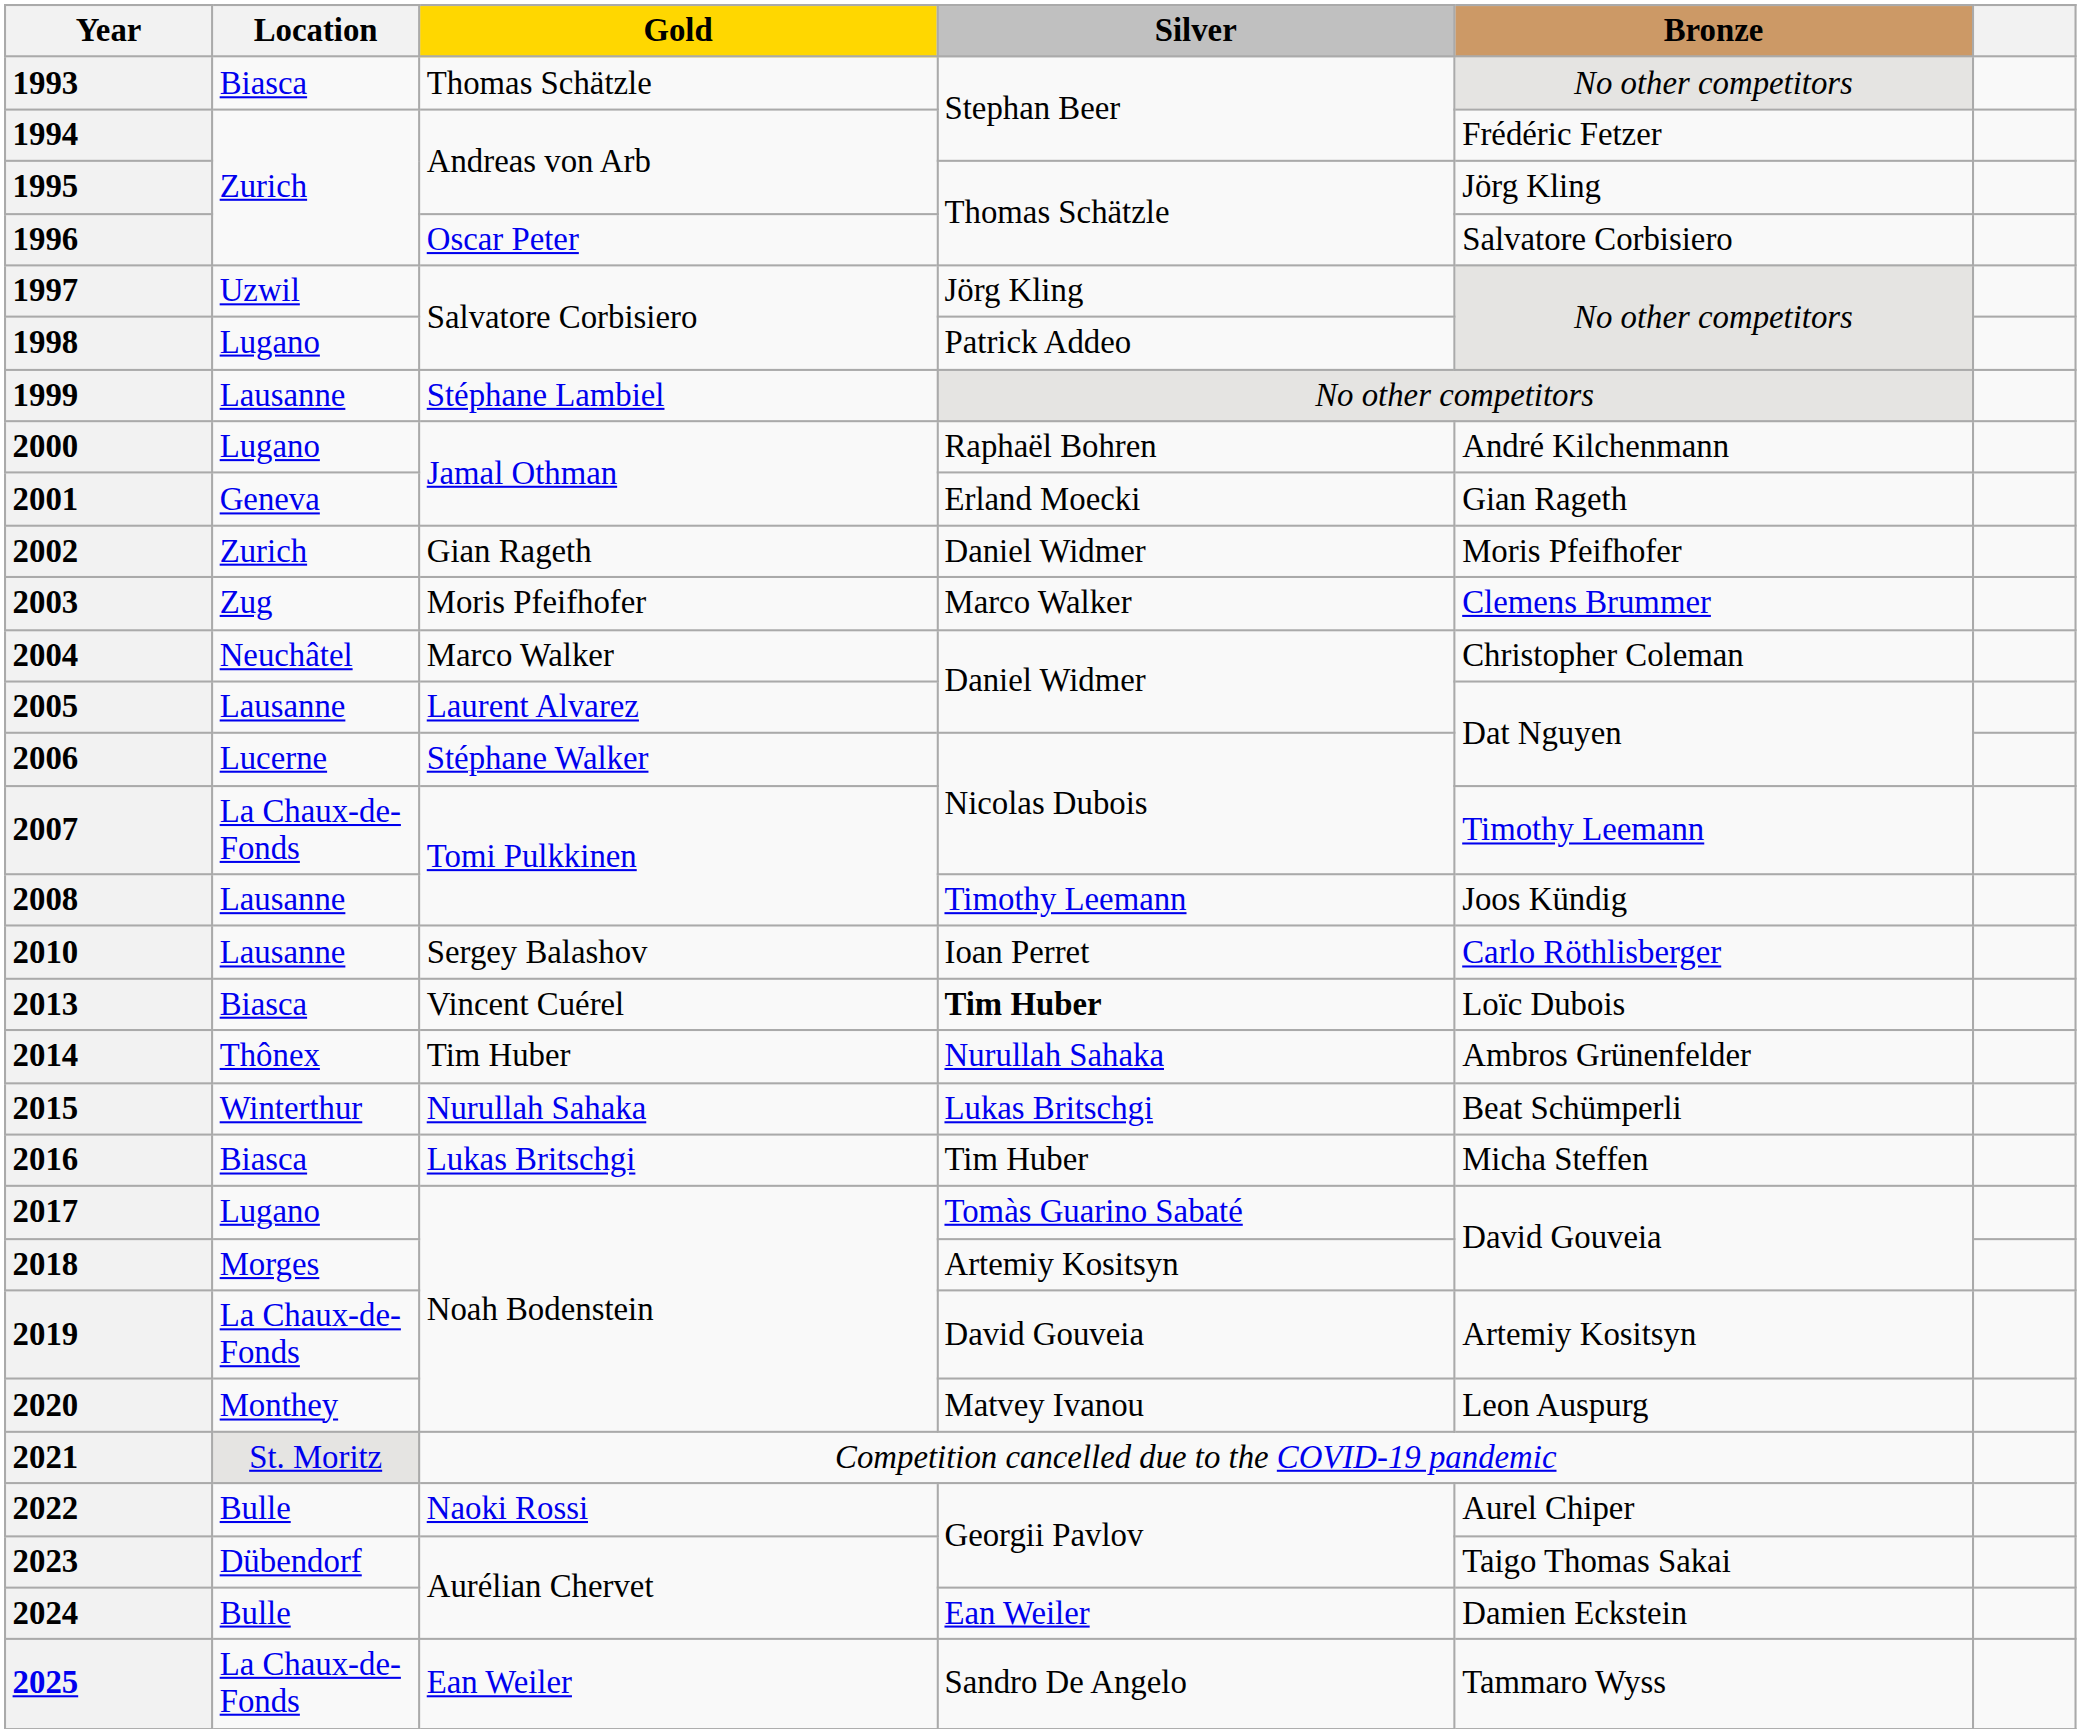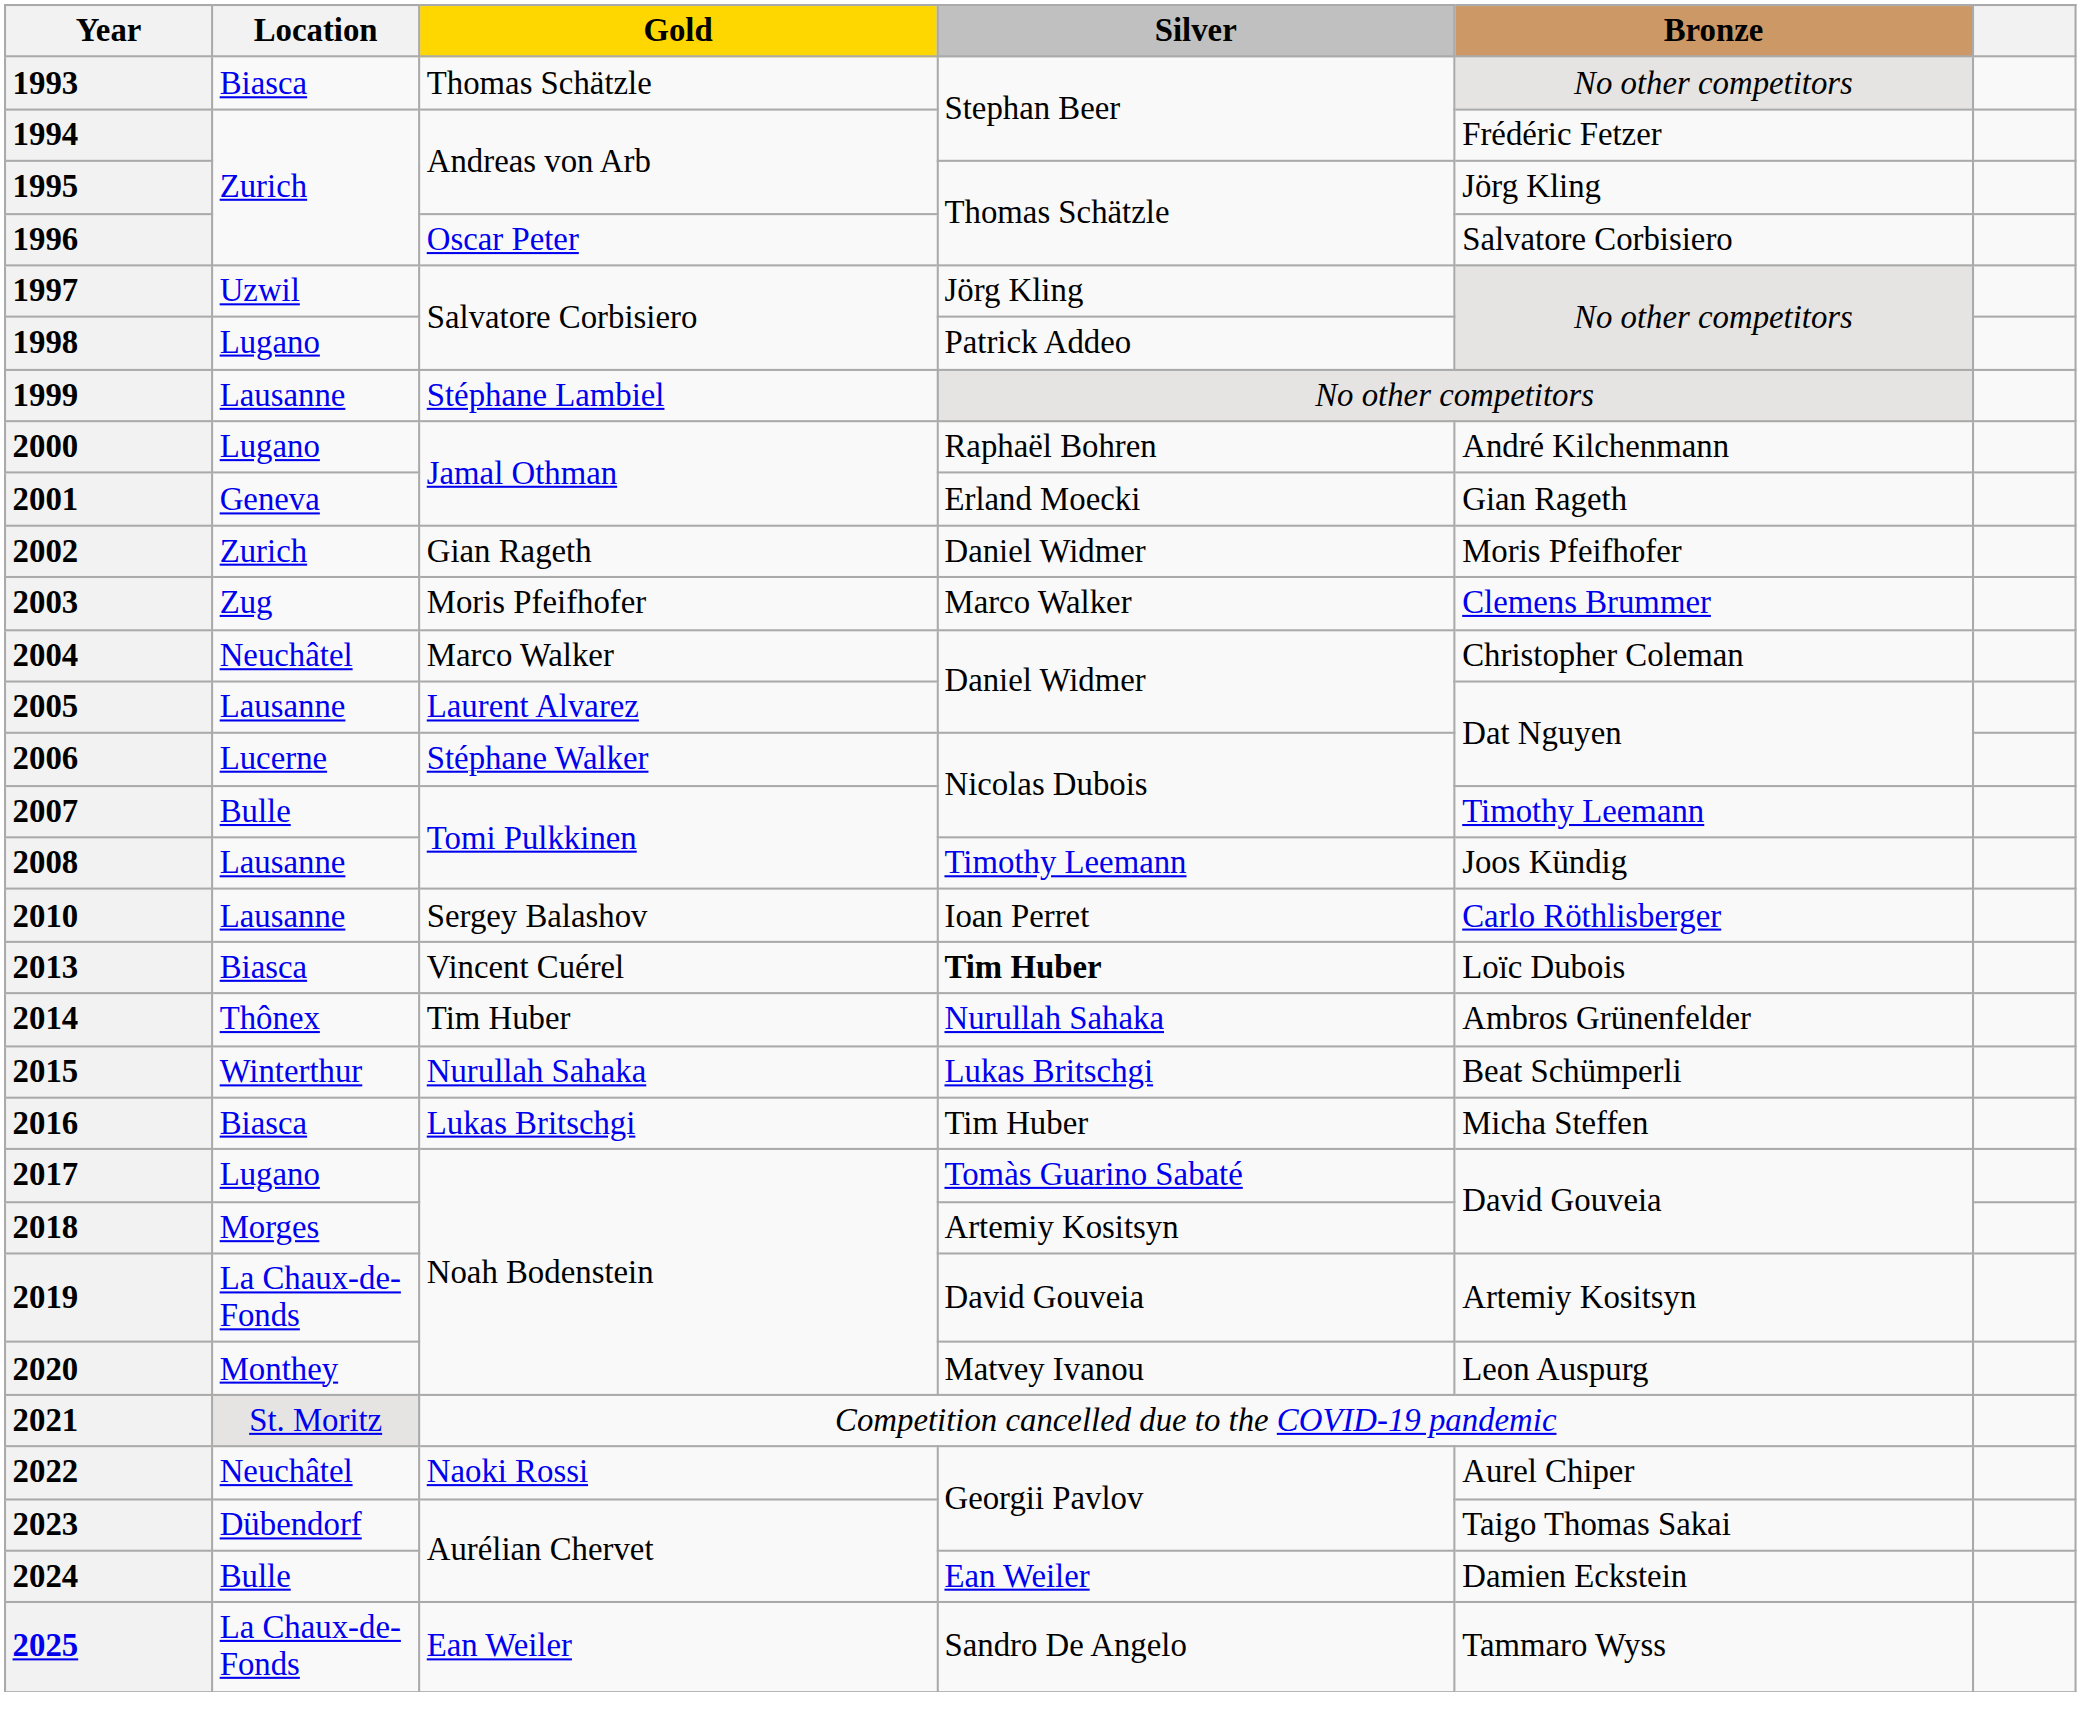(310, 829) La Chaux-de-Fonds -> (255, 810) Bulle
(255, 1508) Bulle -> (286, 1471) Neuchâtel
